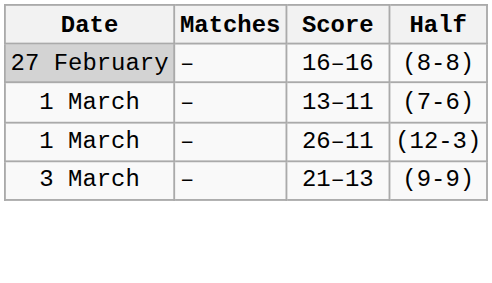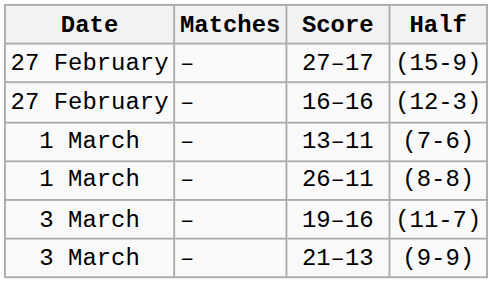+ row: (338, 63)
(90, 63) lightgrey background -> (90, 102) no background
(438, 63) (8-8) -> (438, 102) (12-3)
(438, 141) (12-3) -> (438, 180) (8-8)
+ row: (338, 219)
